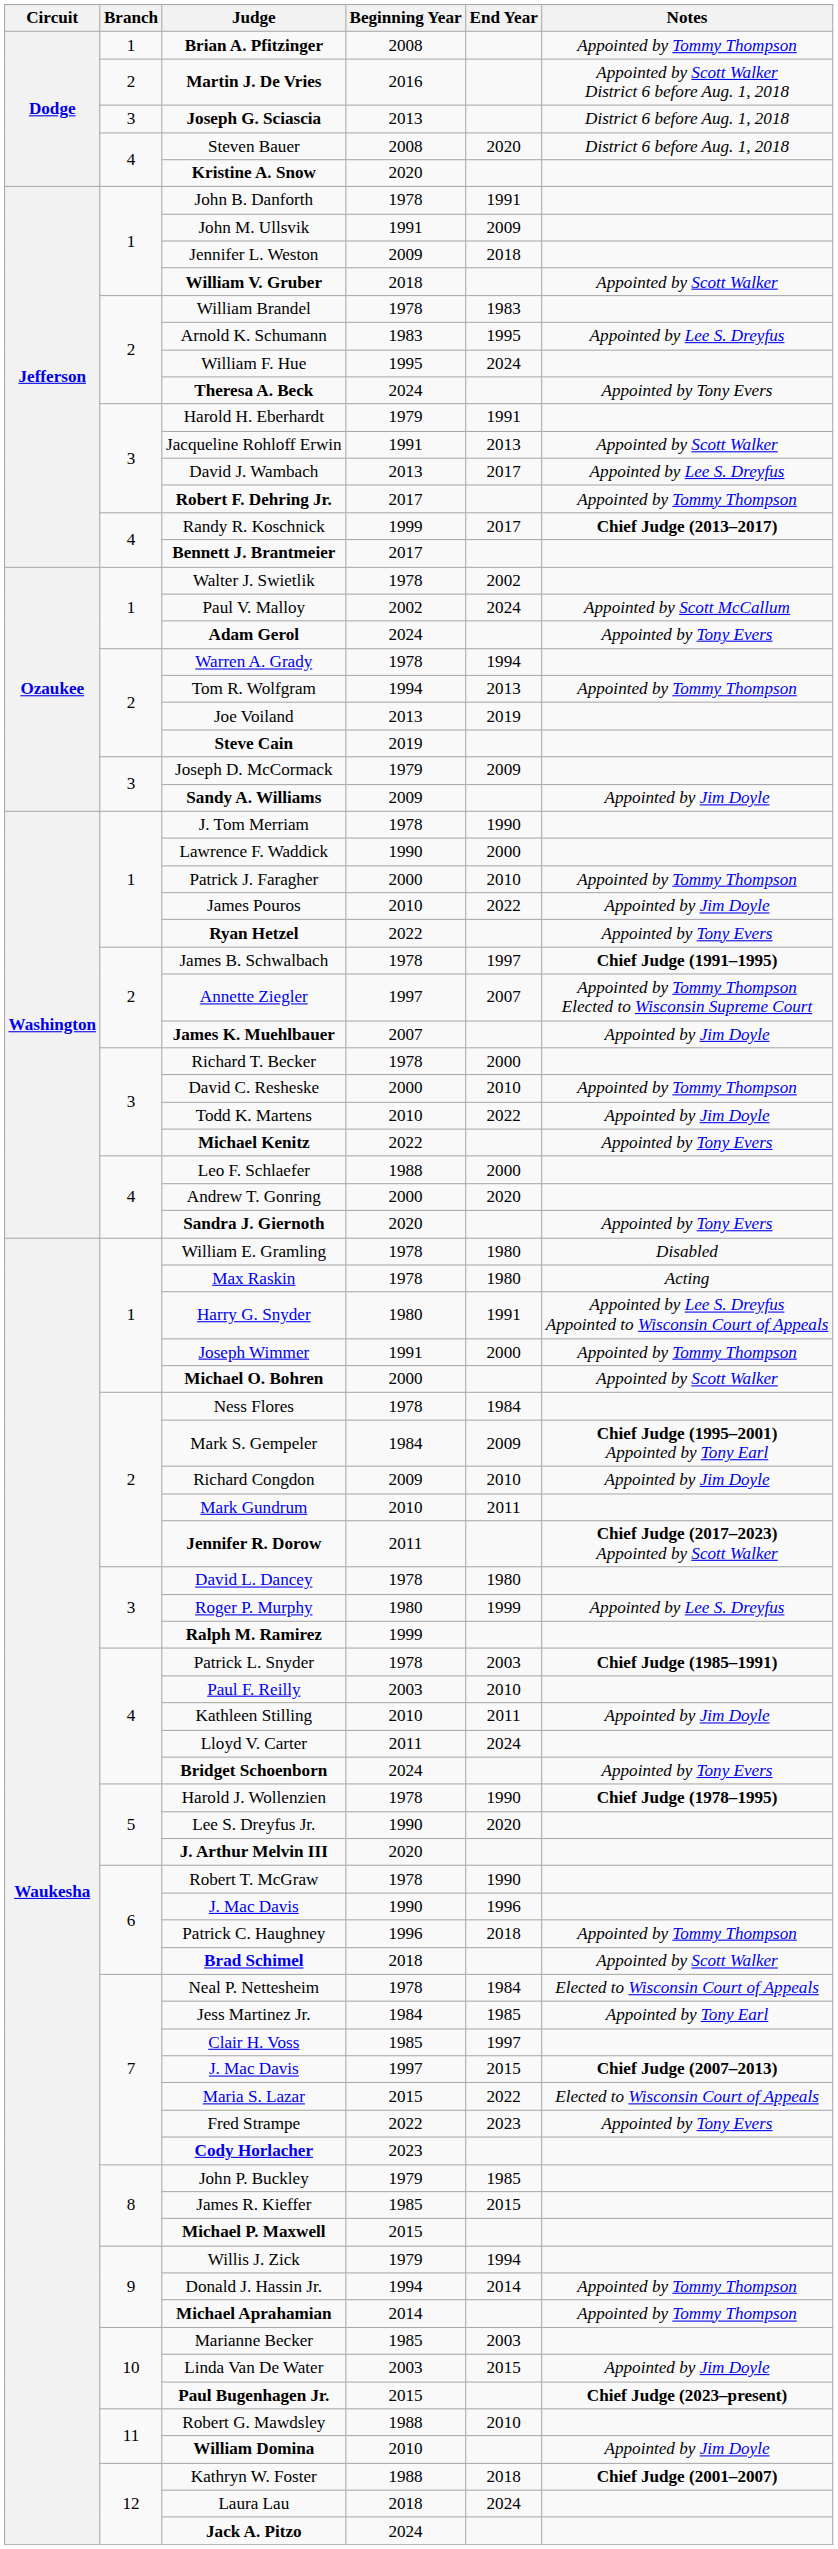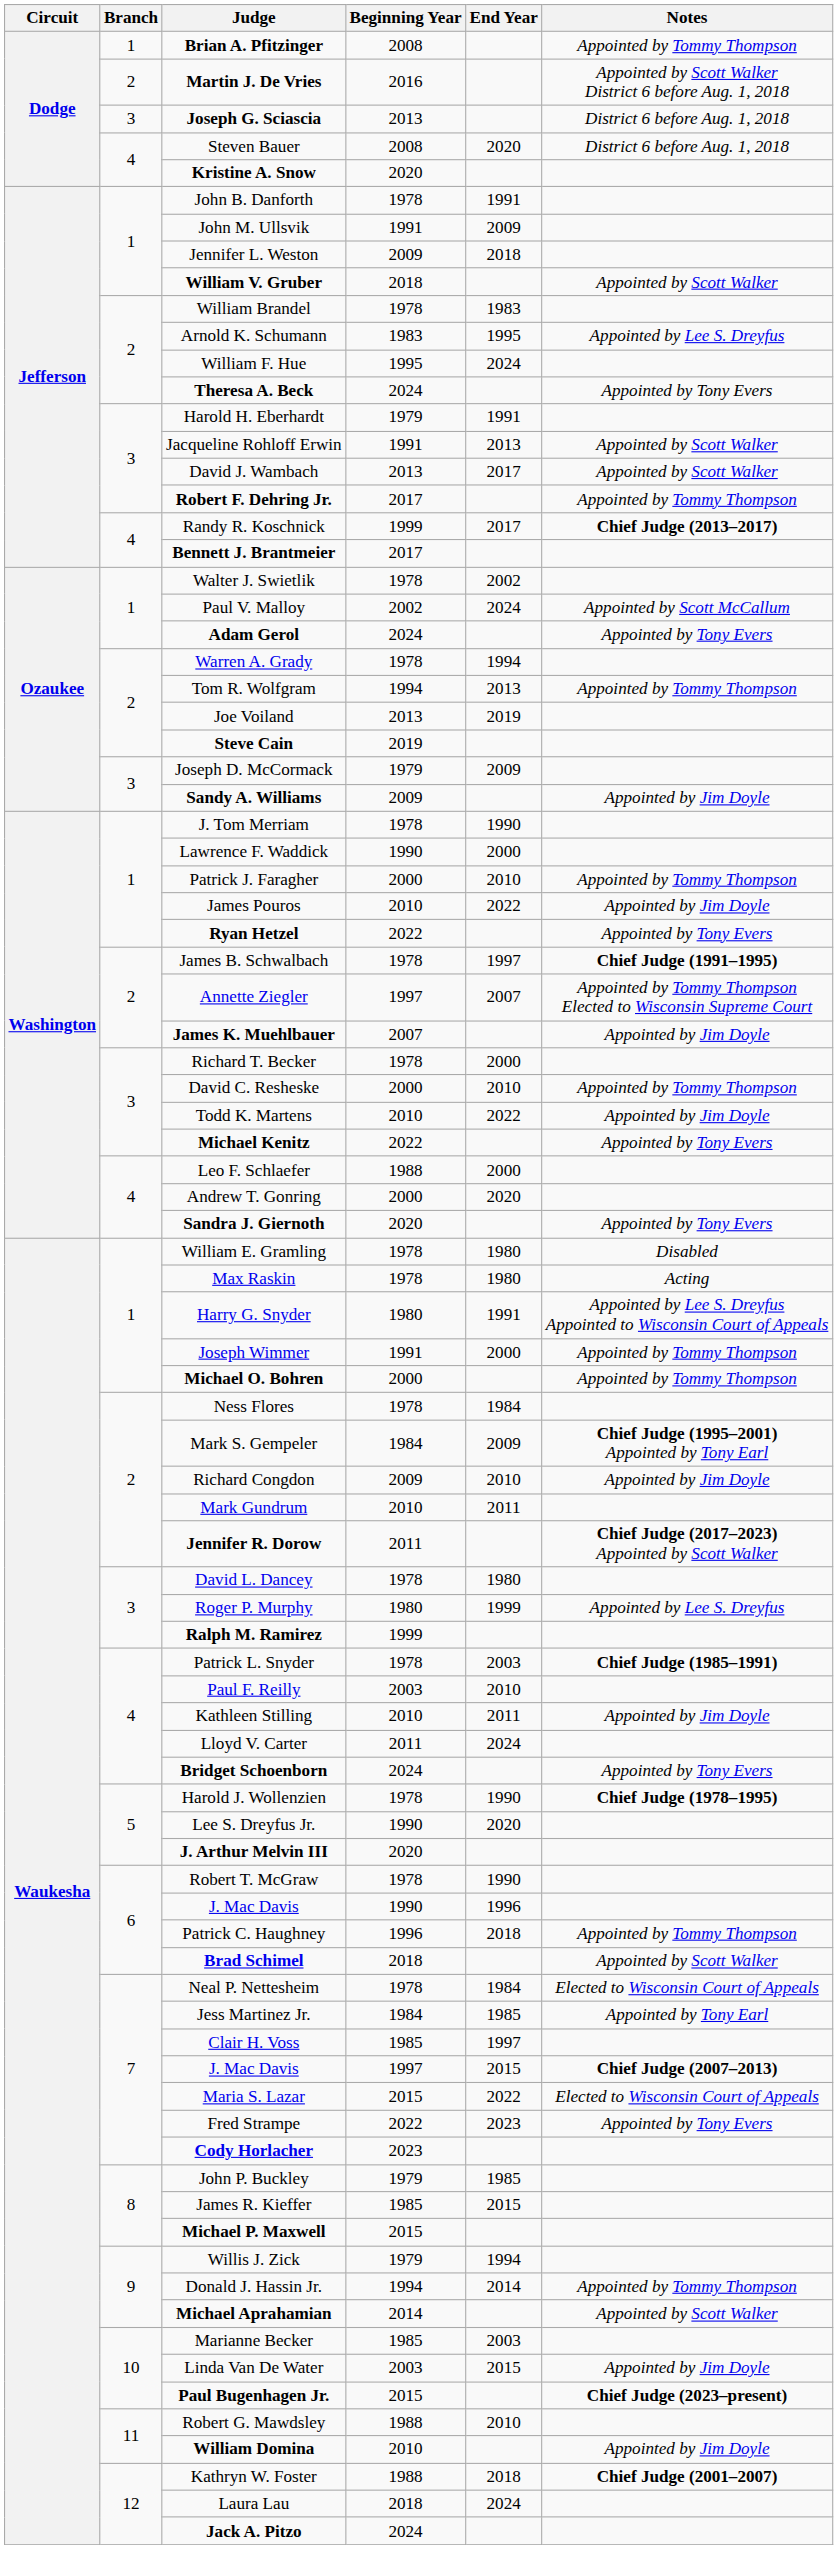(687, 471) Appointed by Lee S. Dreyfus -> (687, 471) Appointed by Scott Walker
(687, 1379) Appointed by Scott Walker -> (687, 1379) Appointed by Tommy Thompson
(687, 2313) Appointed by Tommy Thompson -> (687, 2313) Appointed by Scott Walker
